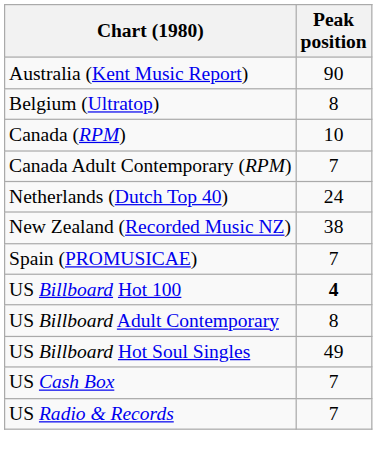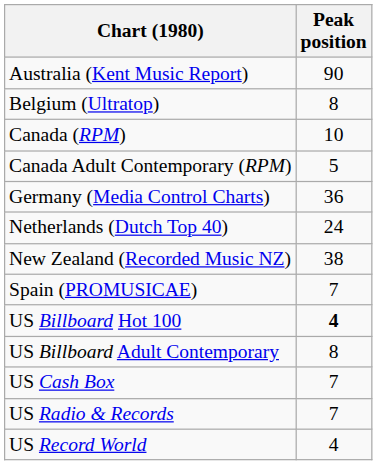(334, 165) 7 -> (334, 165) 5
+ row: (139, 196)
- row: (130, 351)
+ row: (78, 444)
